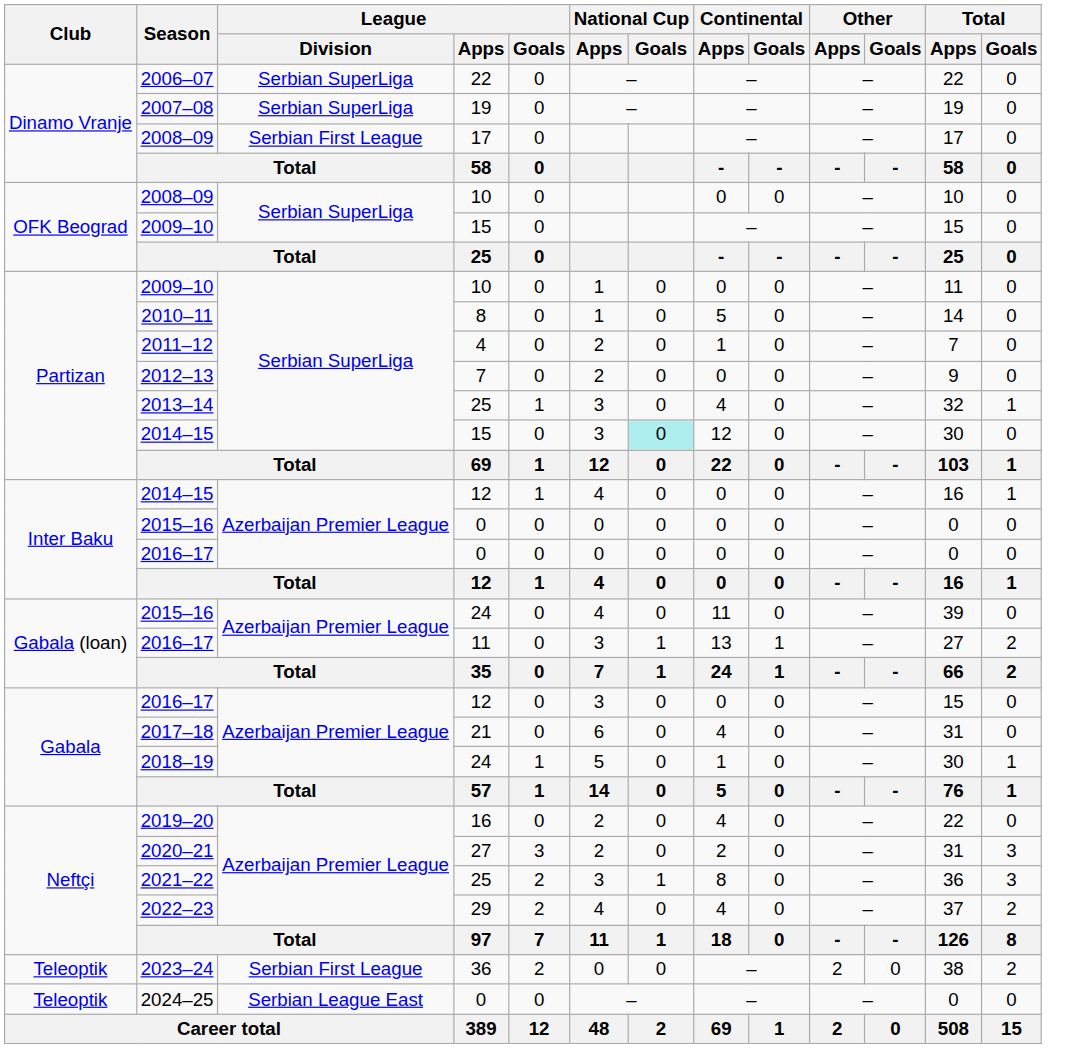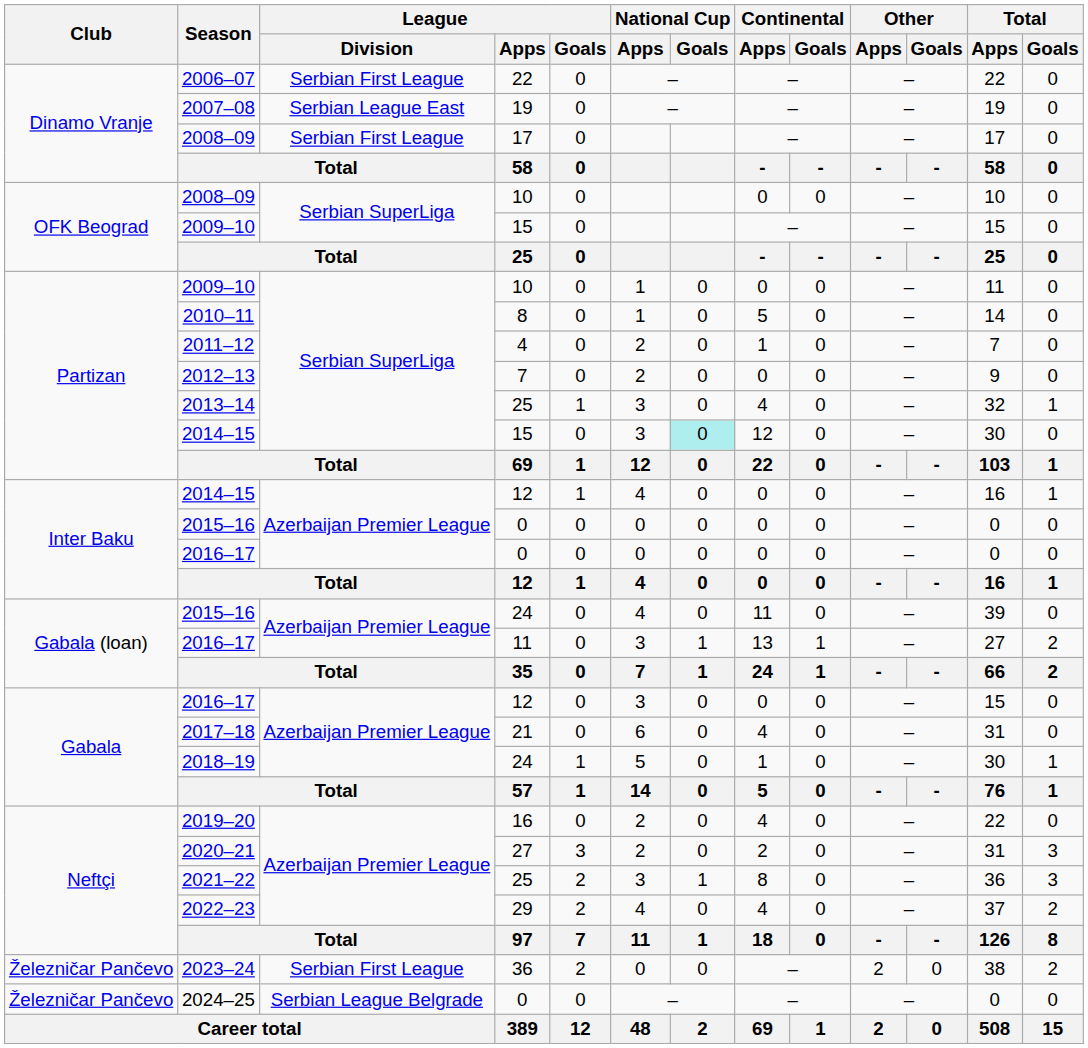(336, 78) Serbian SuperLiga -> (377, 78) Serbian First League
(336, 108) Serbian SuperLiga -> (377, 108) Serbian League East
(70, 969) Teleoptik -> (91, 969) Železničar Pančevo
(70, 999) Teleoptik -> (91, 999) Železničar Pančevo
(336, 999) Serbian League East -> (377, 999) Serbian League Belgrade
